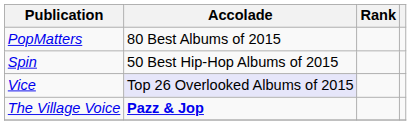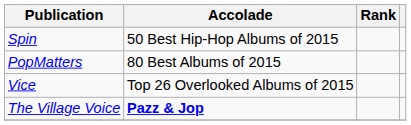rows swapped: (45, 39) <-> (22, 62)
(240, 85) lavender background -> (240, 85) no background
